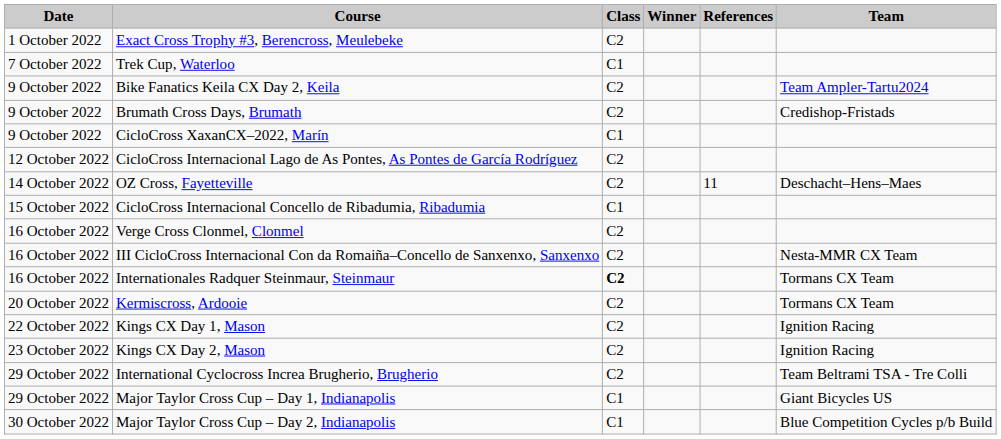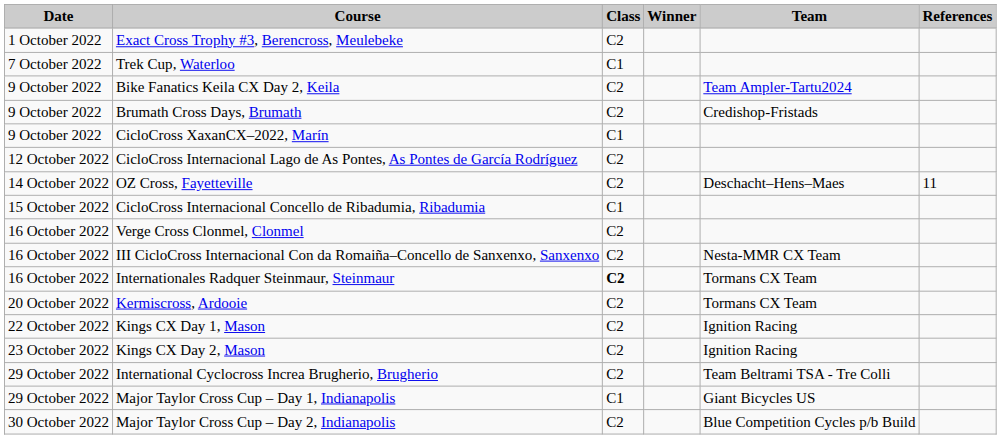columns swapped: (886, 16) <-> (738, 16)
(615, 421) C1 -> (615, 421) C2
